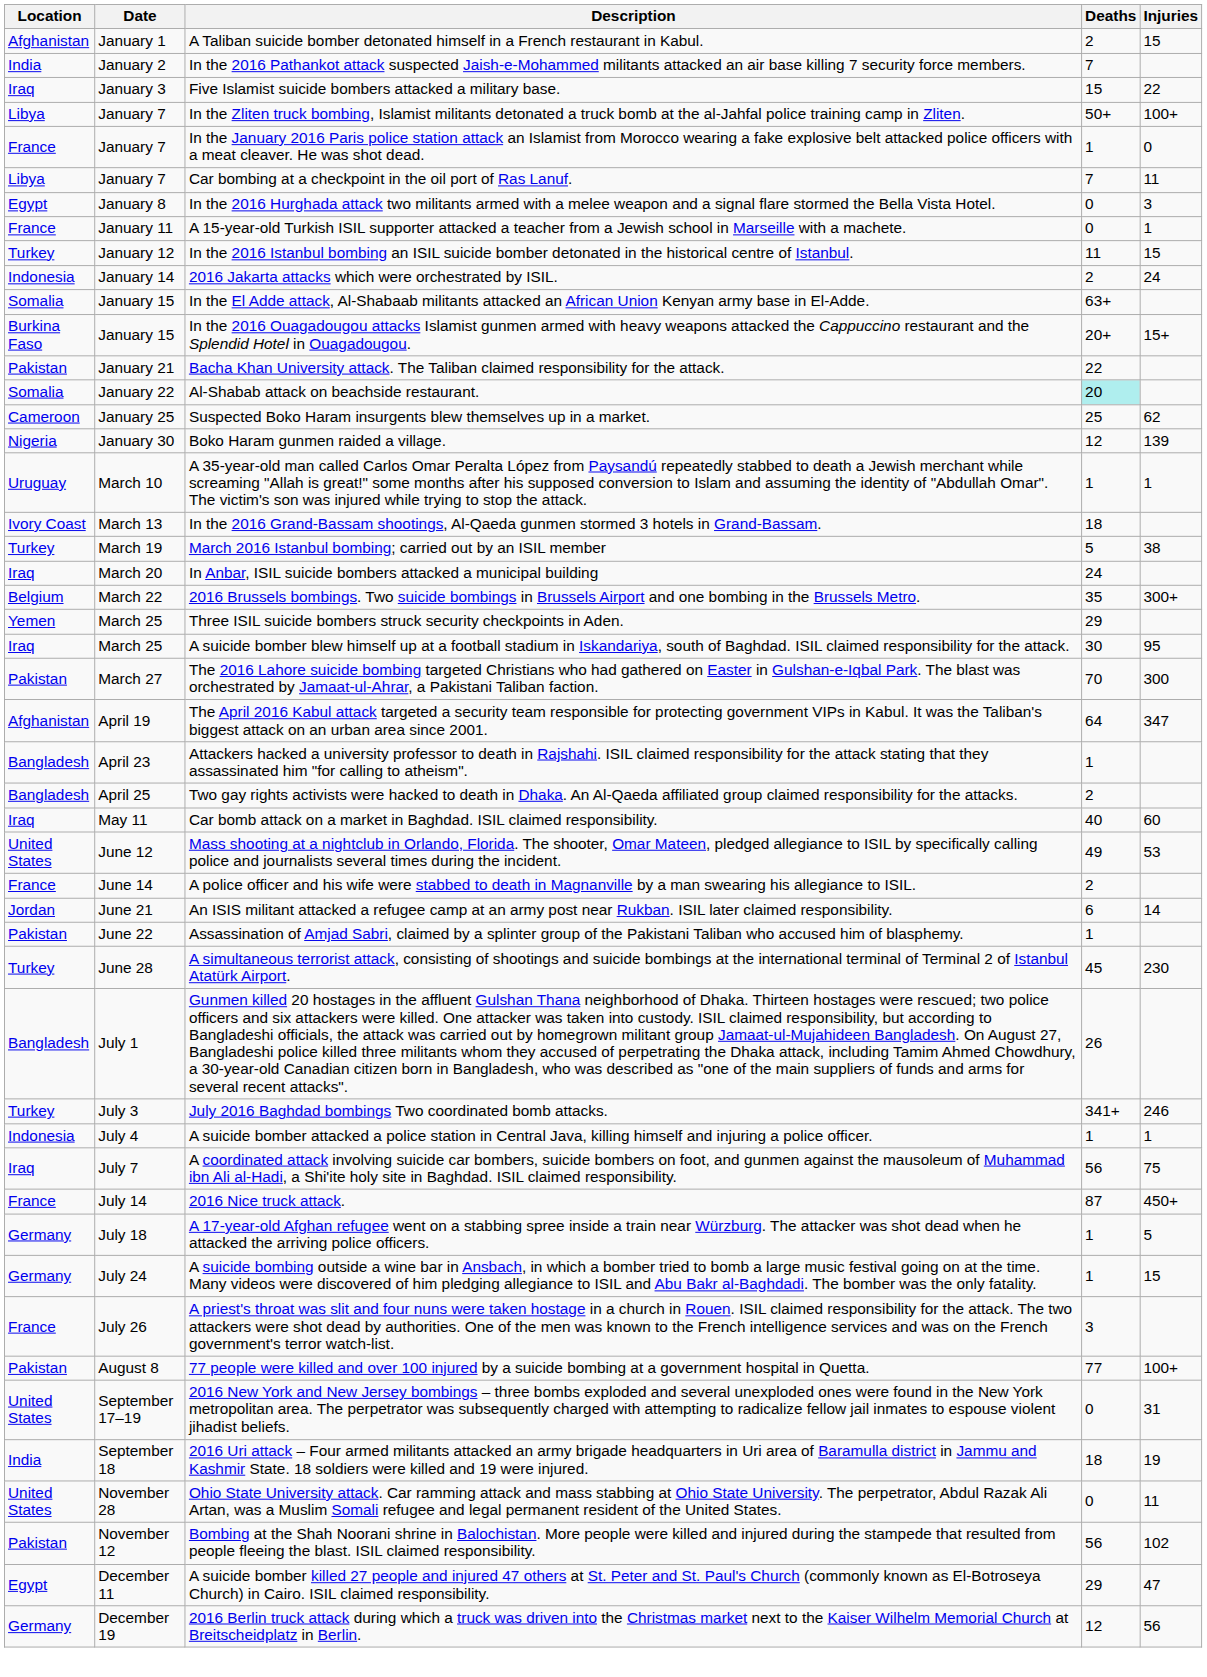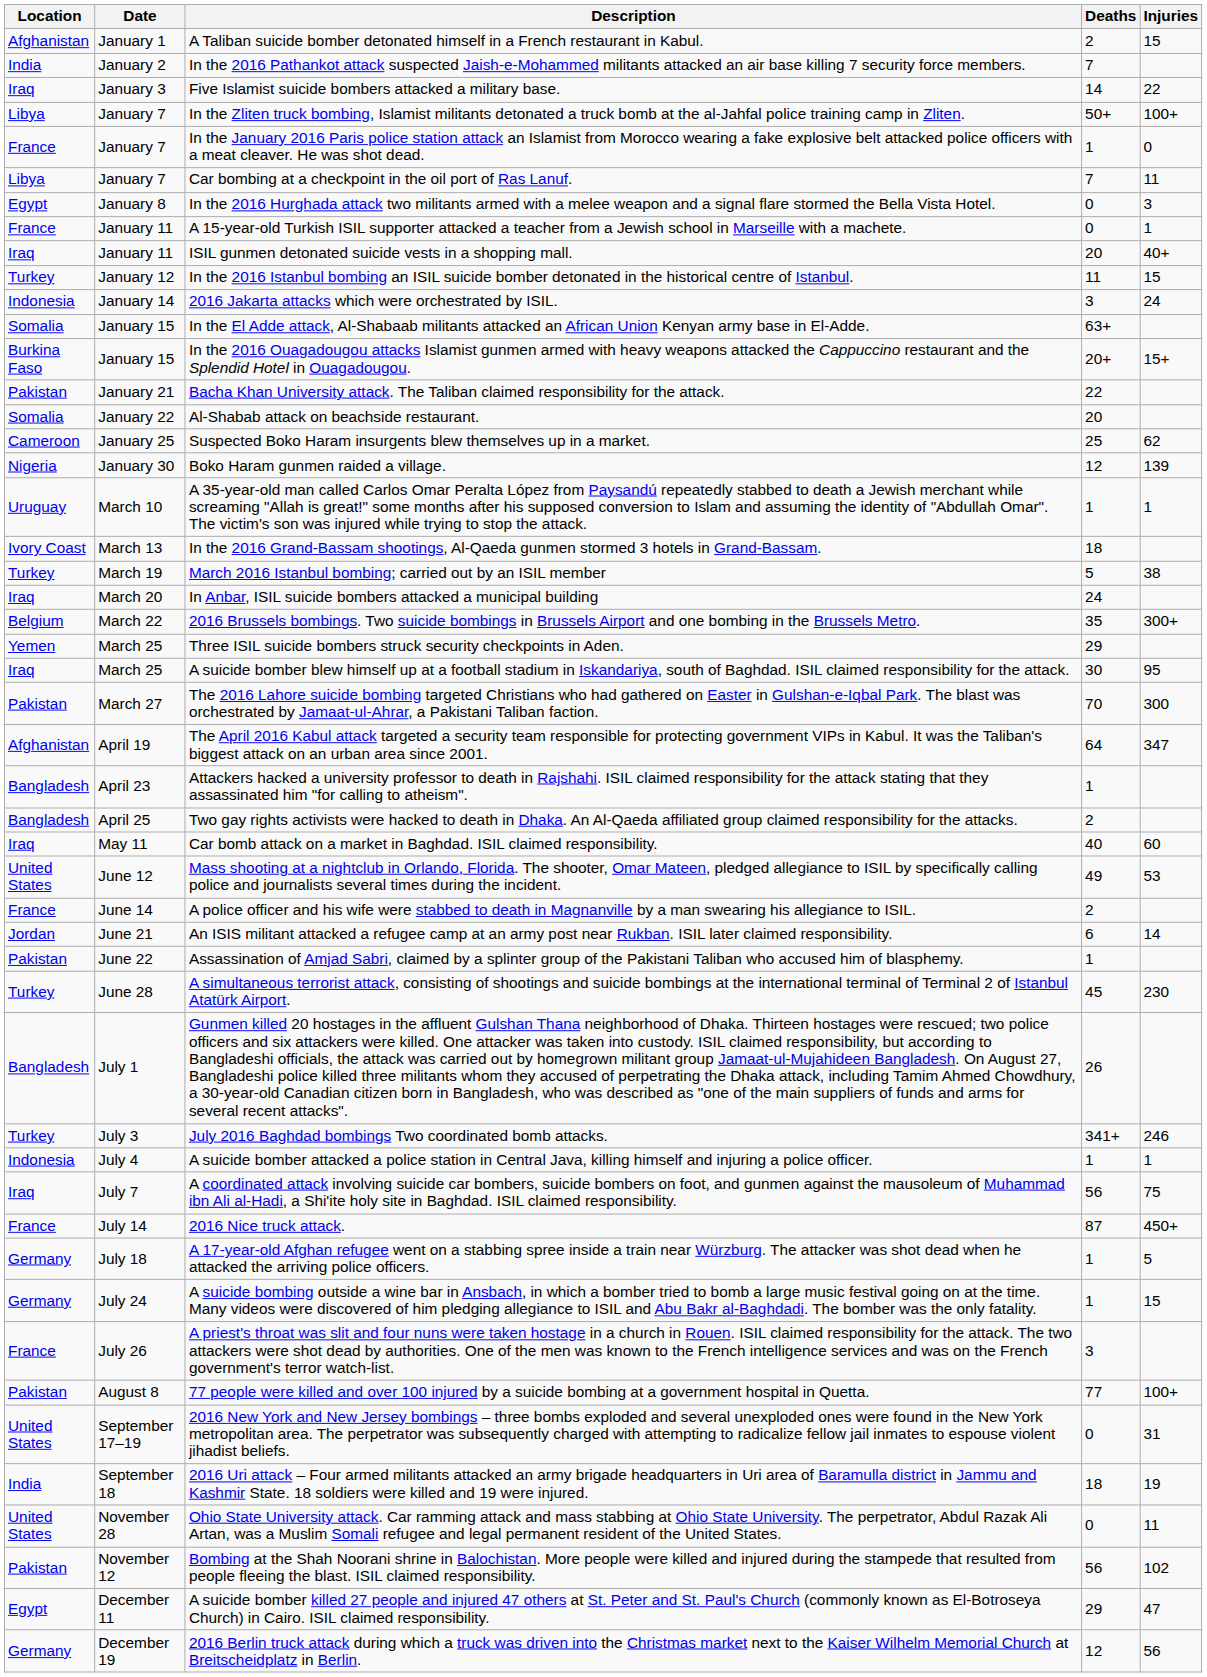(1094, 89) 15 -> (1094, 89) 14
+ row: (381, 253)
(1089, 277) 2 -> (1089, 301) 3
(1094, 392) paleturquoise background -> (1094, 416) no background
